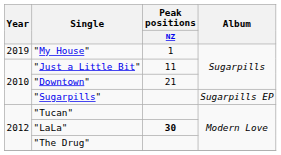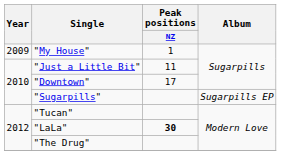(18, 51) 2019 -> (18, 51) 2009
(170, 82) 21 -> (170, 82) 17
